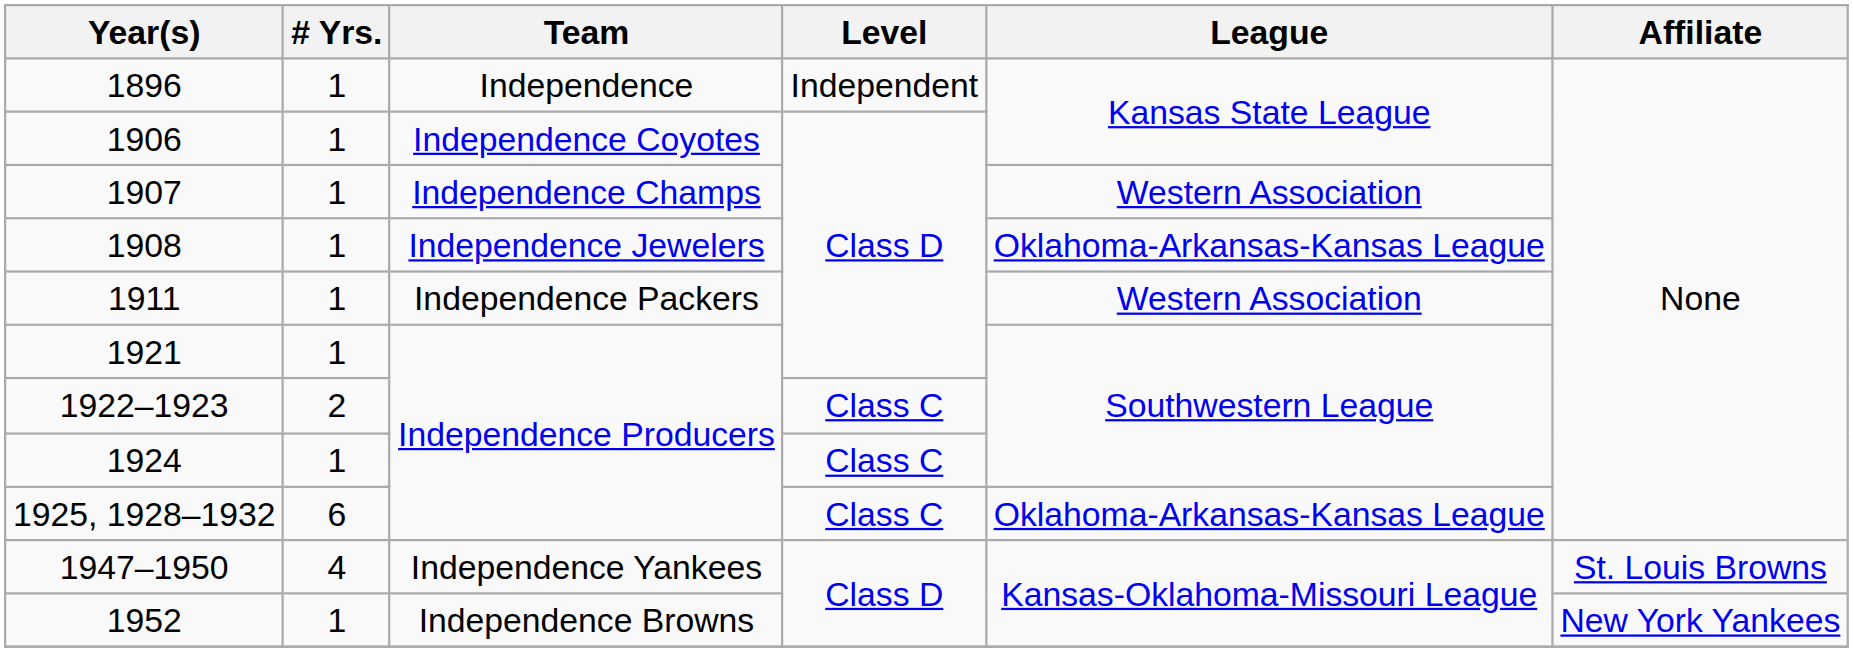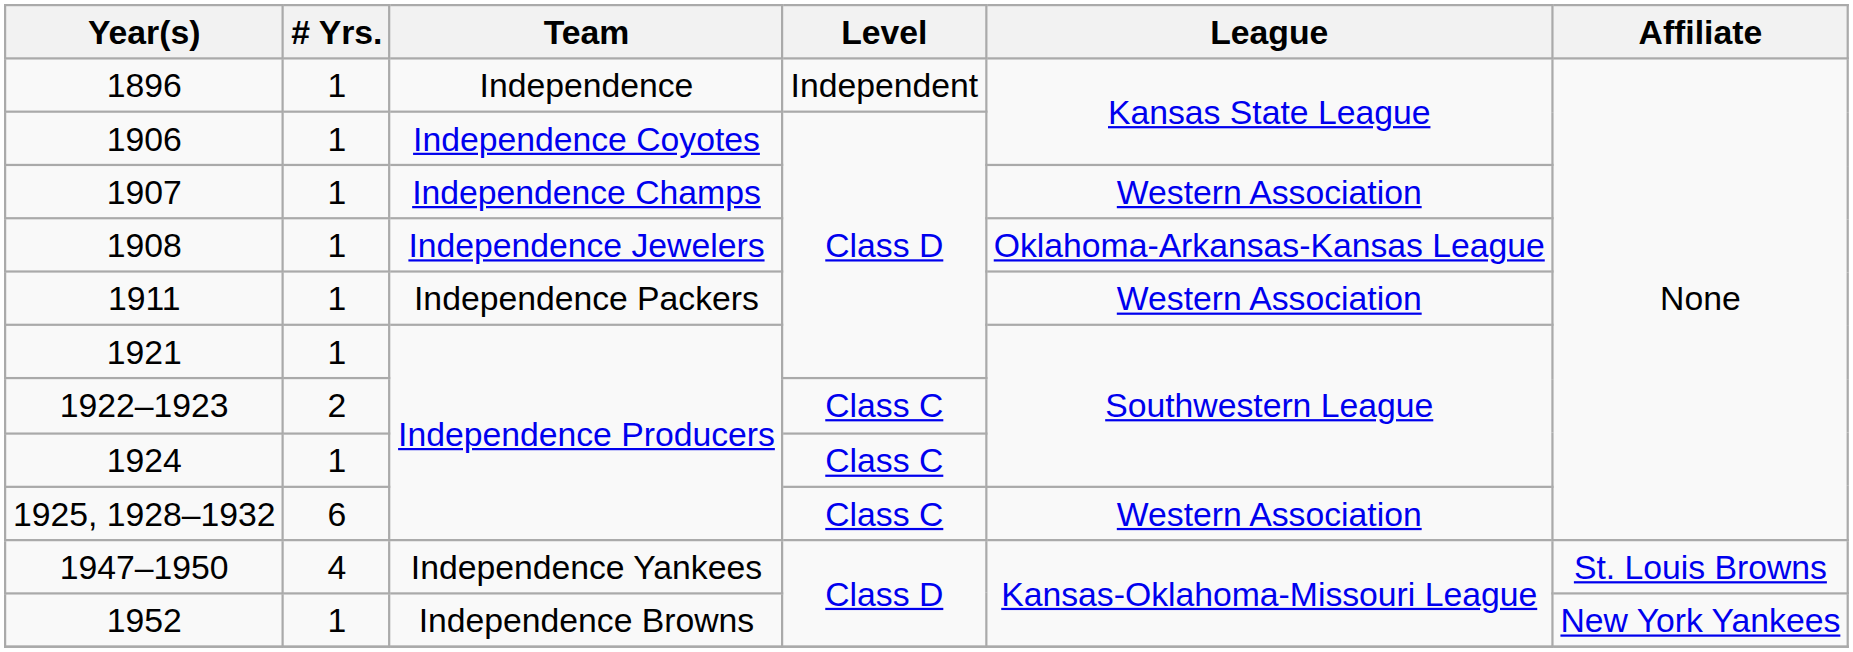(1269, 513) Oklahoma-Arkansas-Kansas League -> (1269, 513) Western Association
